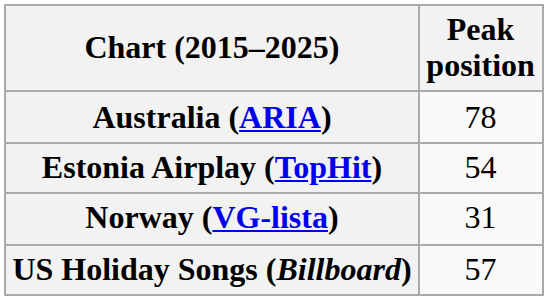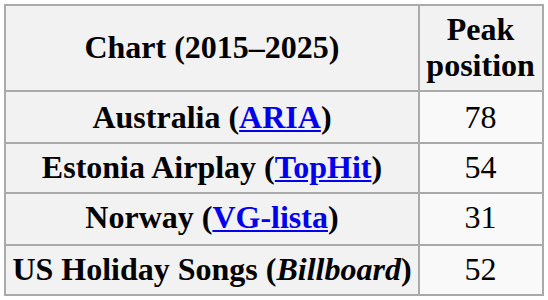(481, 268) 57 -> (481, 268) 52
